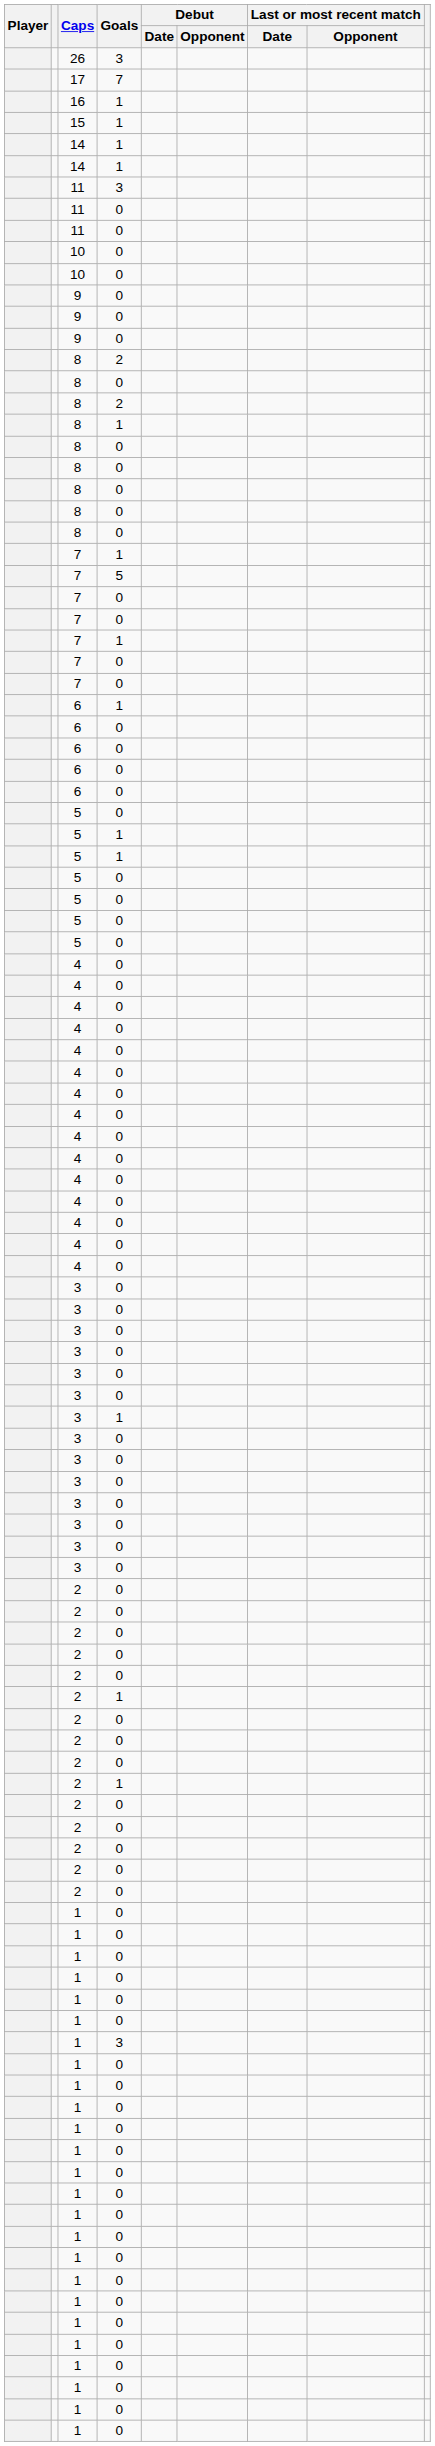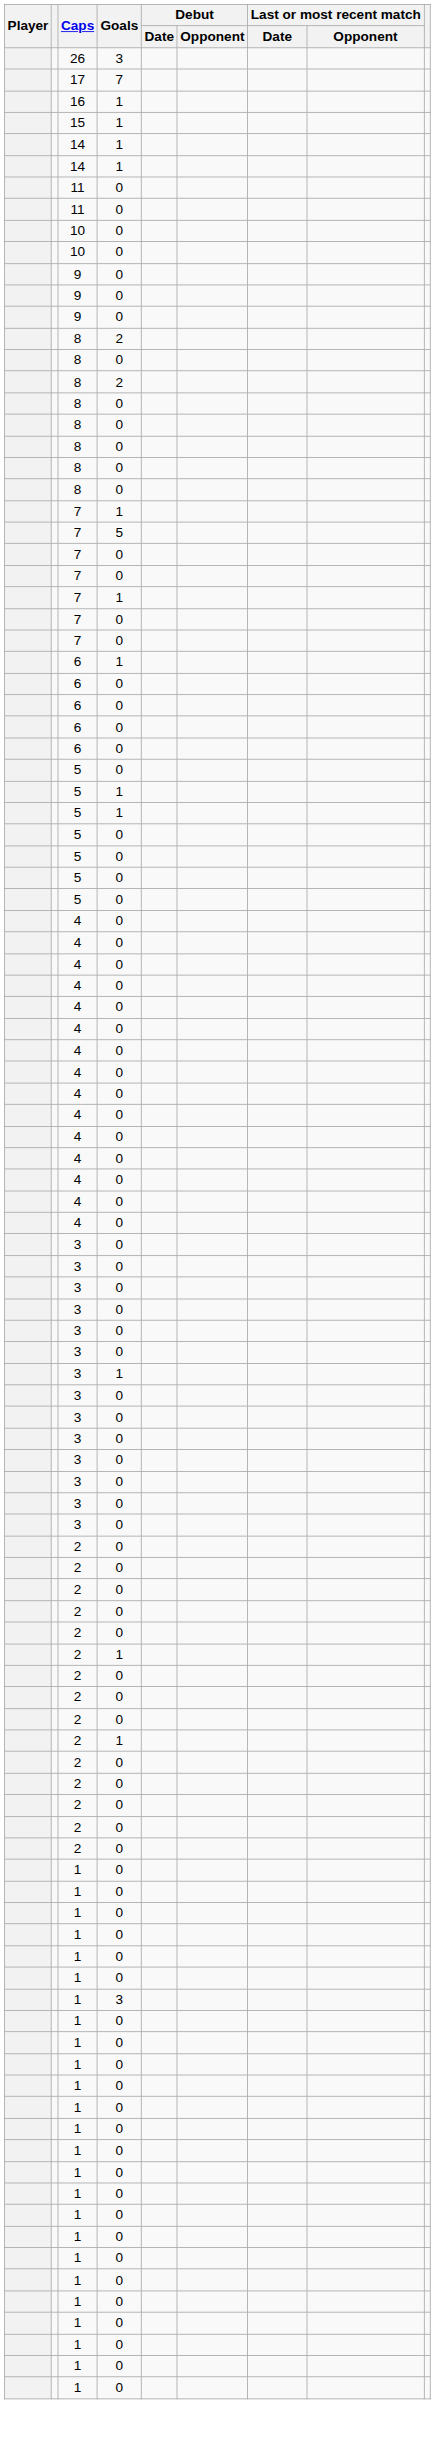- row: (78, 187)
- row: (78, 425)
